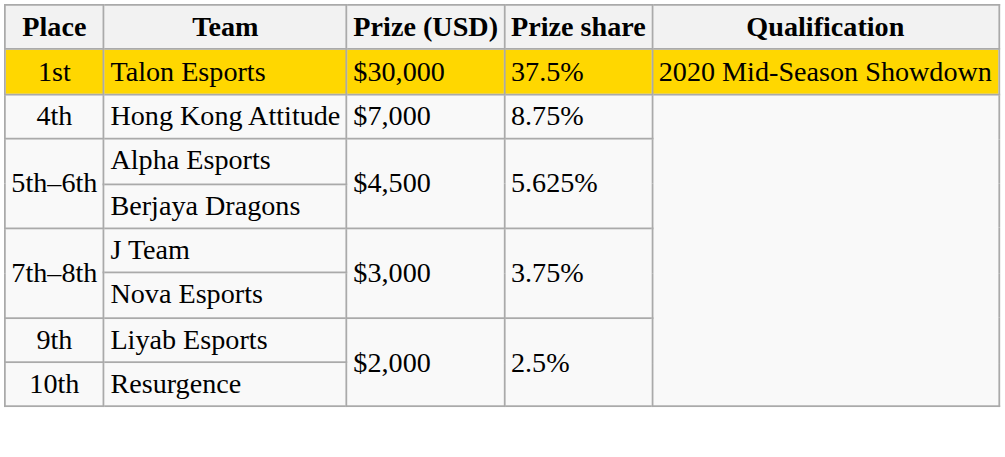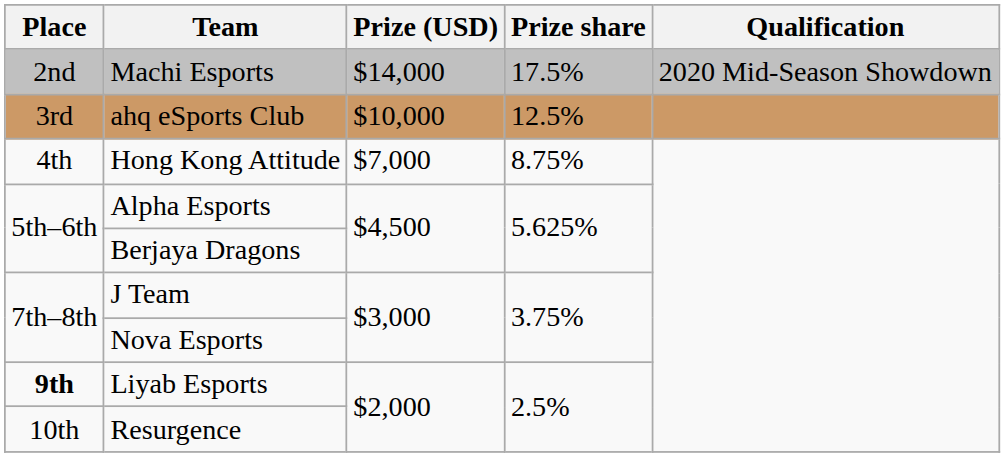- row: (188, 71)
+ row: (192, 71)
+ row: (207, 116)
(54, 339) normal -> (54, 384) bold
